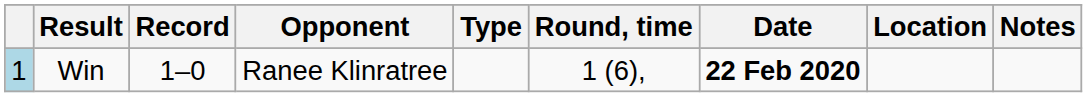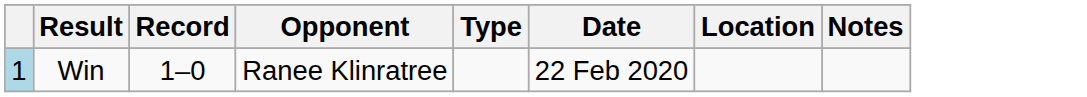- column: (614, 27)
(783, 70) bold -> (612, 70) normal
